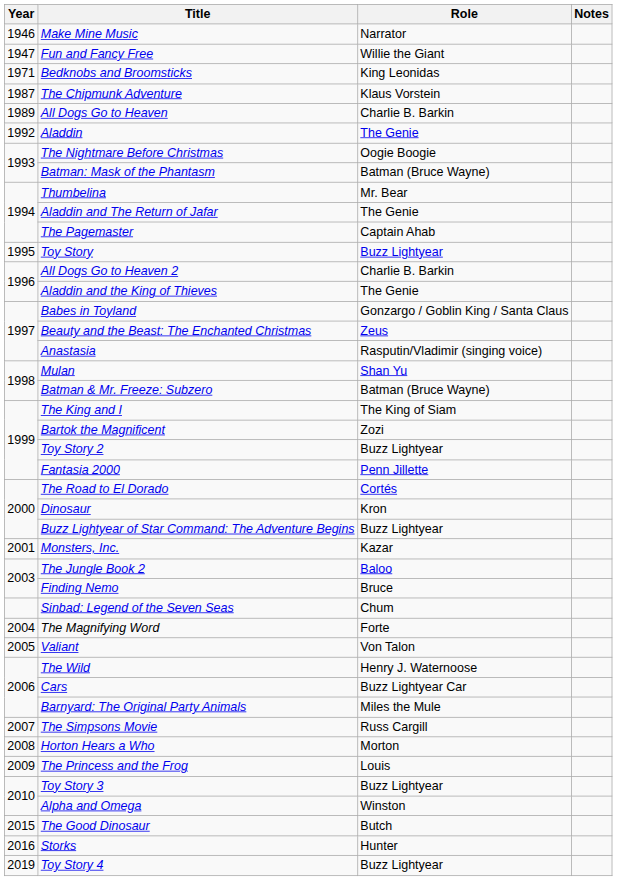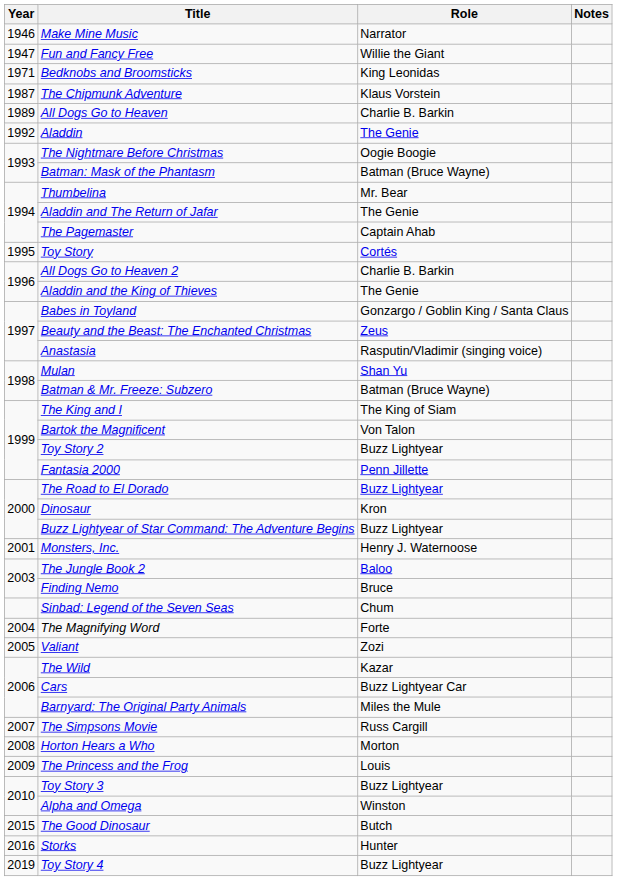(402, 251) Buzz Lightyear -> (379, 251) Cortés
(372, 430) Zozi -> (388, 430) Von Talon
(379, 489) Cortés -> (402, 489) Buzz Lightyear
(377, 548) Kazar -> (419, 548) Henry J. Waternoose
(388, 647) Von Talon -> (372, 647) Zozi
(419, 667) Henry J. Waternoose -> (377, 667) Kazar
